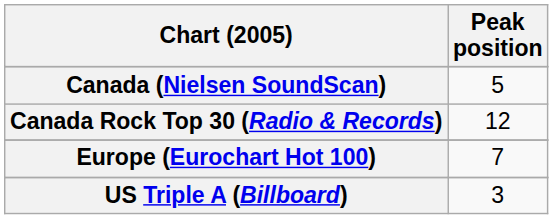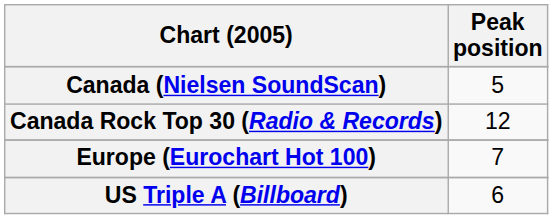(498, 194) 3 -> (498, 194) 6
